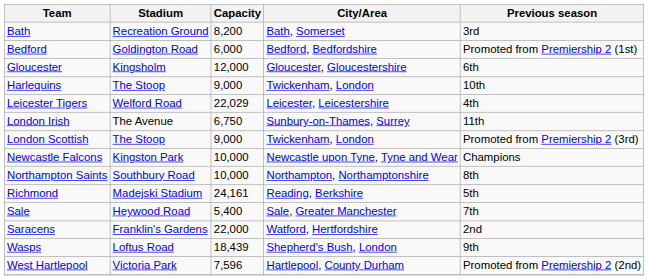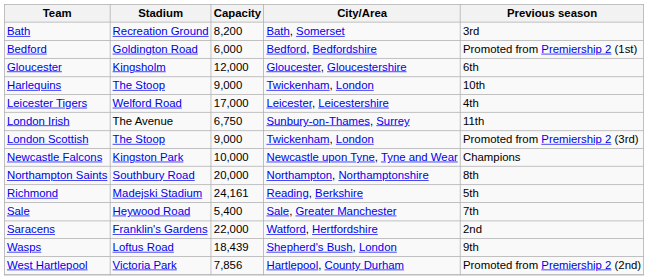(231, 103) 22,029 -> (231, 103) 17,000
(231, 175) 10,000 -> (231, 175) 20,000
(228, 265) 7,596 -> (228, 265) 7,856
